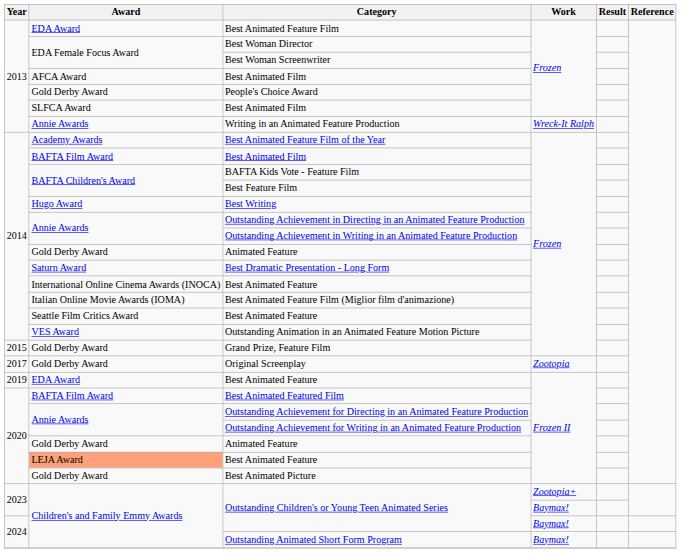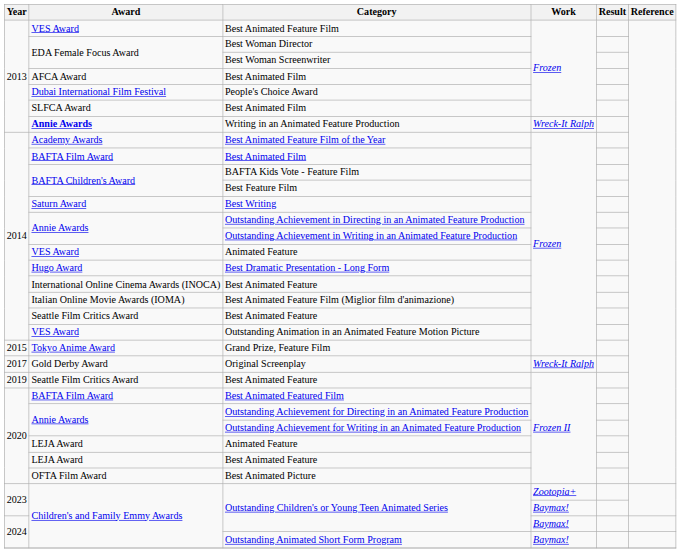(56, 28) EDA Award -> (55, 28) VES Award
(70, 92) Gold Derby Award -> (99, 92) Dubai International Film Festival
(60, 124) normal -> (62, 124) bold
(57, 204) Hugo Award -> (59, 204) Saturn Award
(70, 252) Gold Derby Award -> (55, 252) VES Award
(59, 268) Saturn Award -> (57, 268) Hugo Award
(70, 348) Gold Derby Award -> (73, 348) Tokyo Anime Award
(551, 364) Zootopia -> (564, 364) Wreck-It Ralph
(56, 380) EDA Award -> (85, 380) Seattle Film Critics Award
(70, 444) Gold Derby Award -> (57, 444) LEJA Award
(57, 460) lightsalmon background -> (57, 460) no background
(70, 476) Gold Derby Award -> (69, 476) OFTA Film Award
